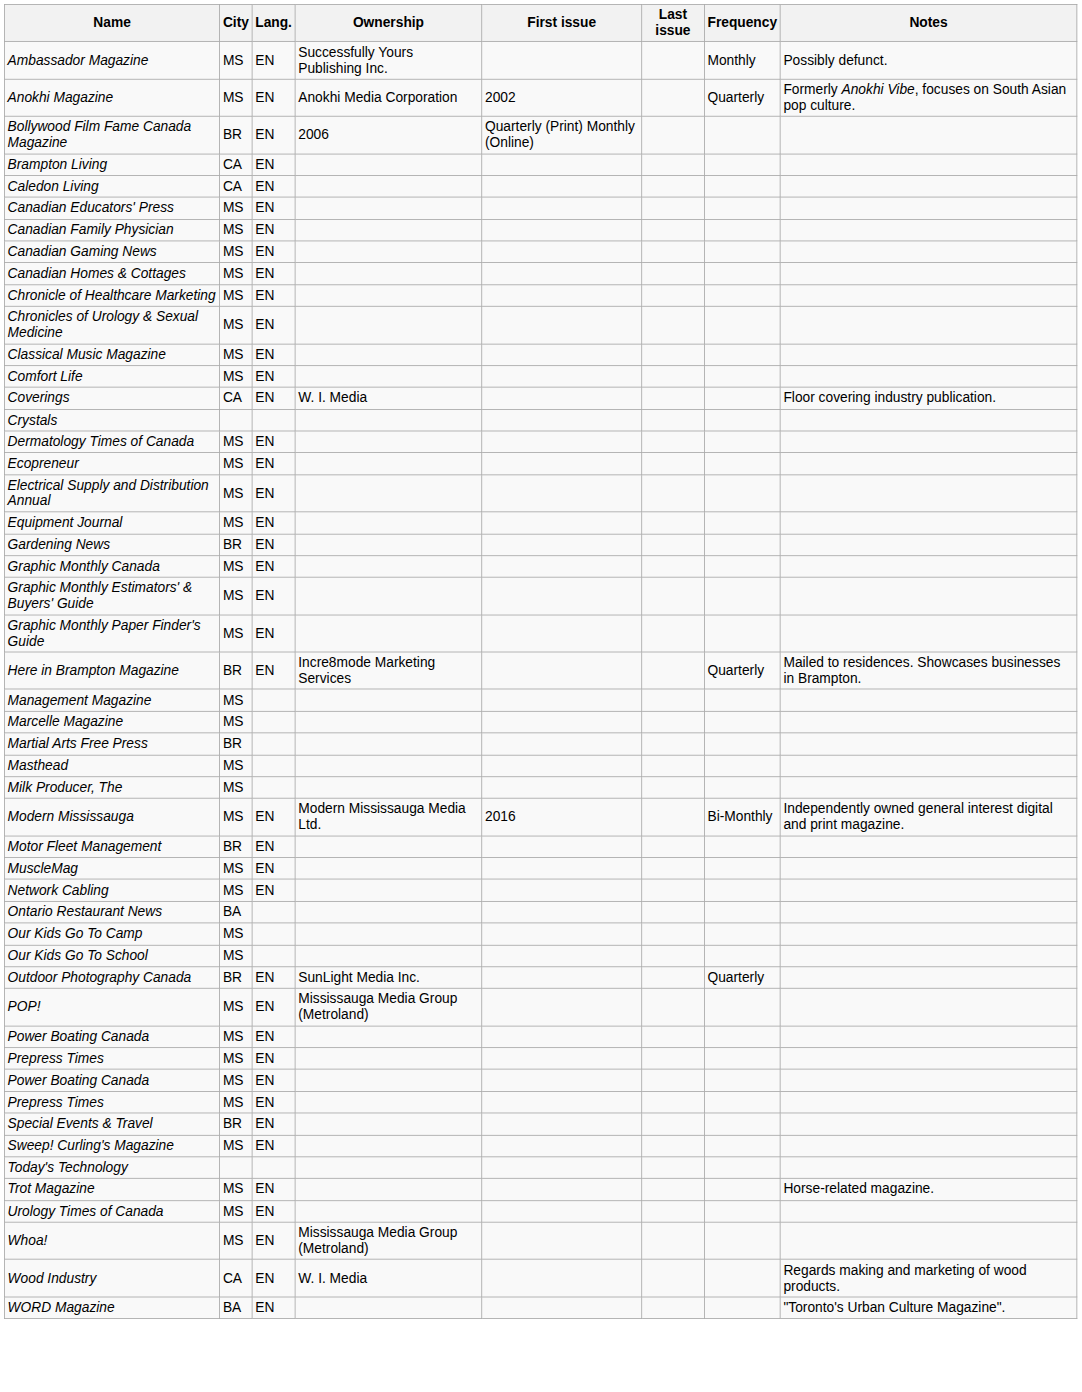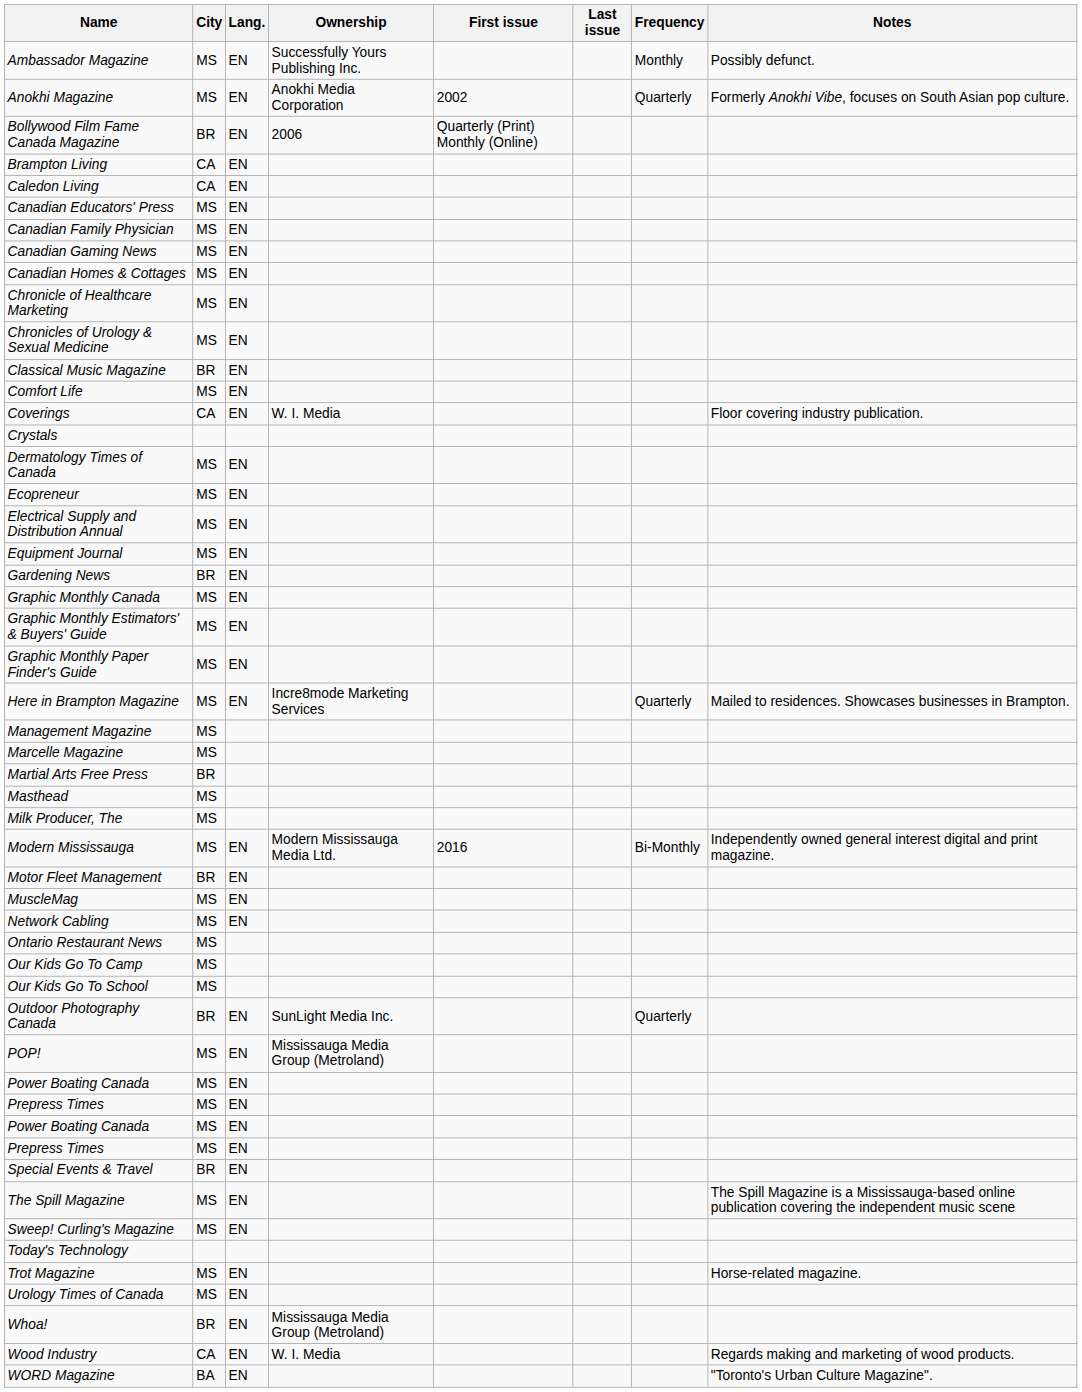(233, 354) MS -> (206, 370) BR
(232, 670) BR -> (207, 701) MS
(232, 912) BA -> (207, 943) MS
+ row: (66, 1200)
(233, 1240) MS -> (206, 1324) BR
